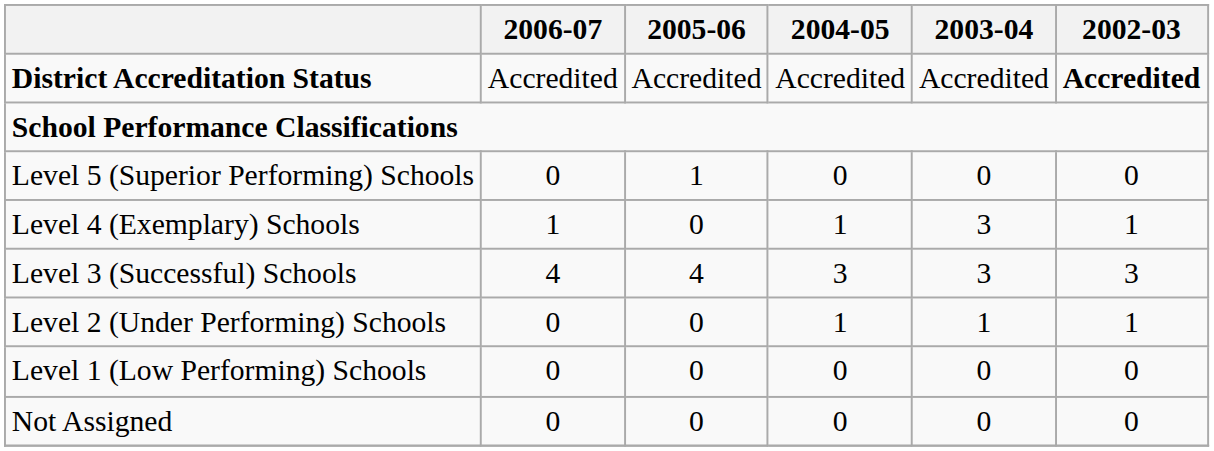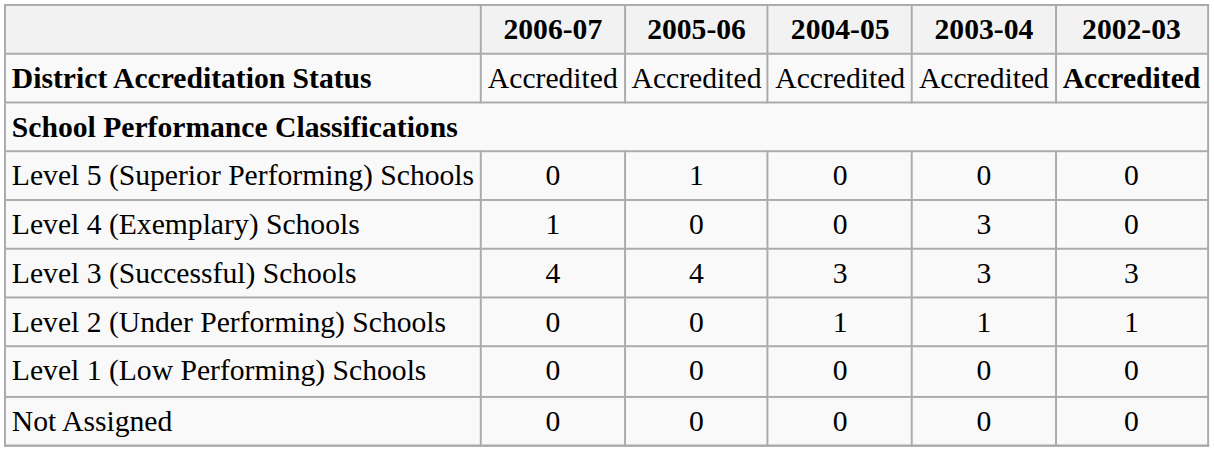(840, 224) 1 -> (840, 224) 0
(1131, 224) 1 -> (1131, 224) 0
